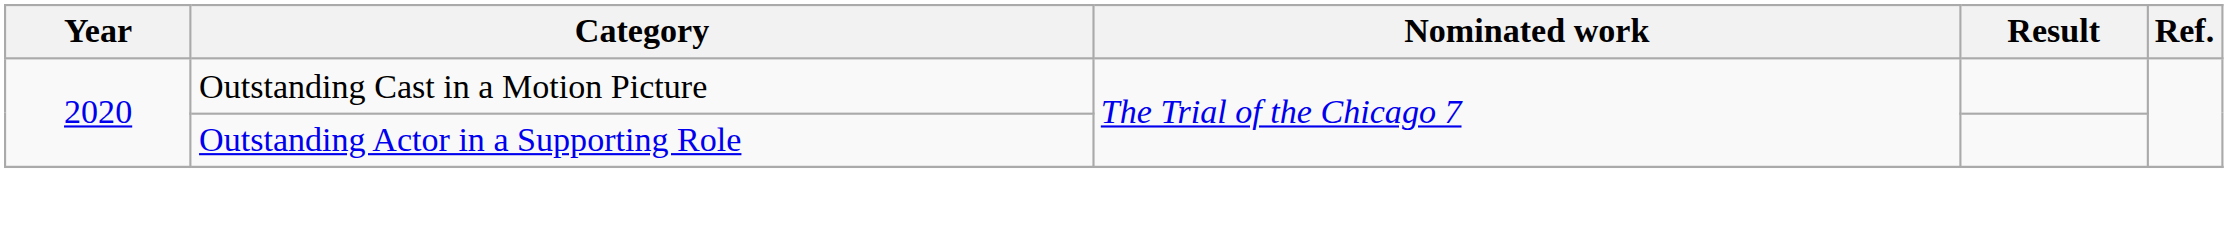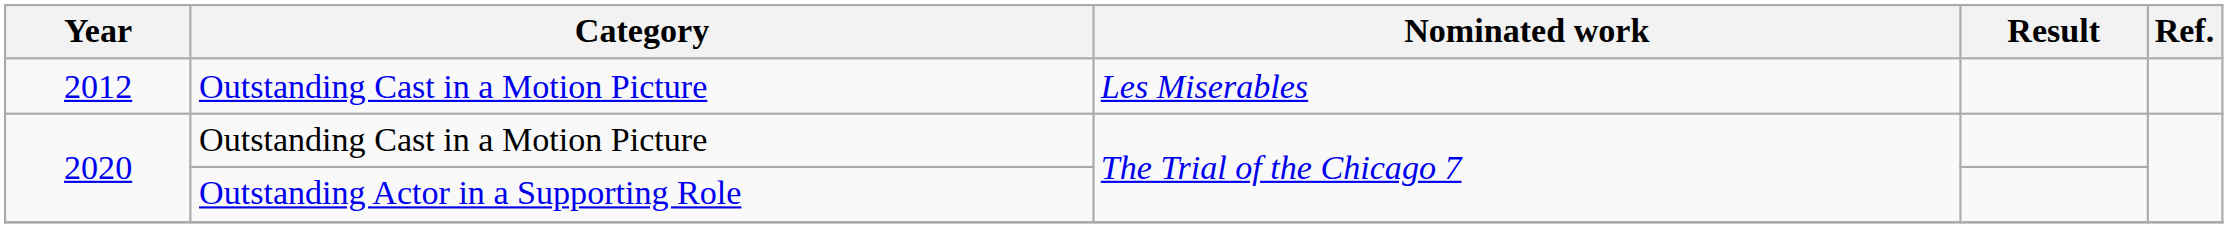+ row: (98, 85)
